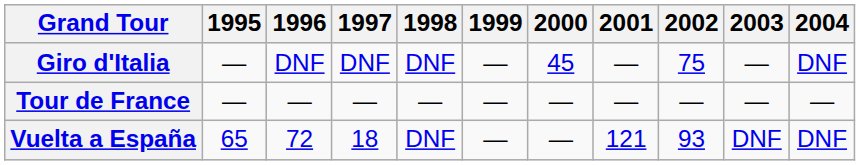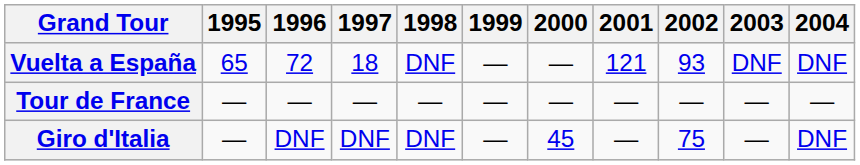rows swapped: (103, 62) <-> (103, 139)
